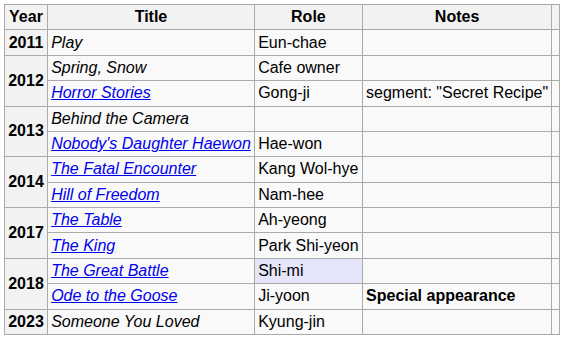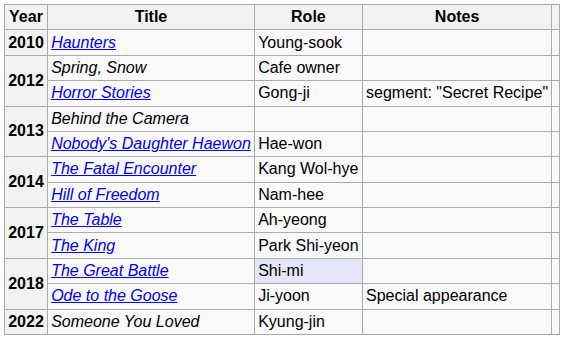+ row: (84, 42)
- row: (67, 42)
(441, 296) bold -> (437, 296) normal
(26, 321) 2023 -> (26, 321) 2022
